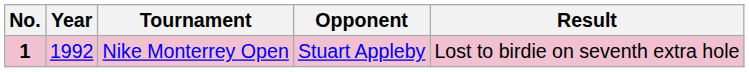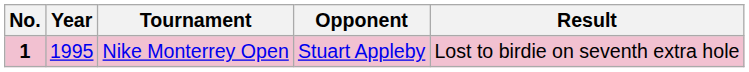(72, 51) 1992 -> (72, 51) 1995
